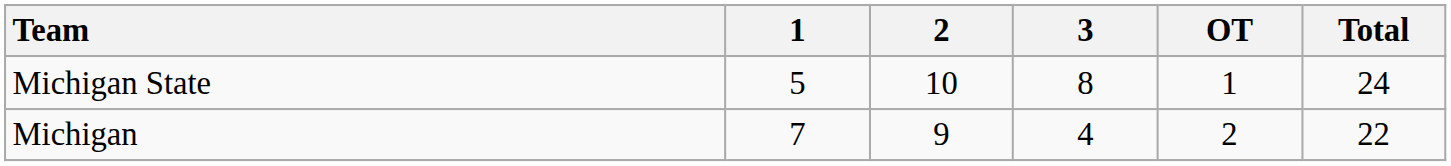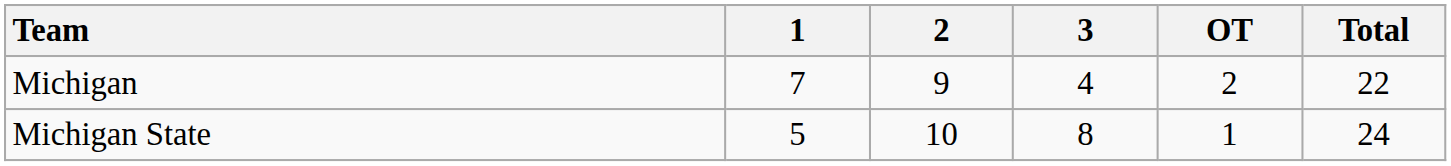rows swapped: (75, 133) <-> (112, 82)
